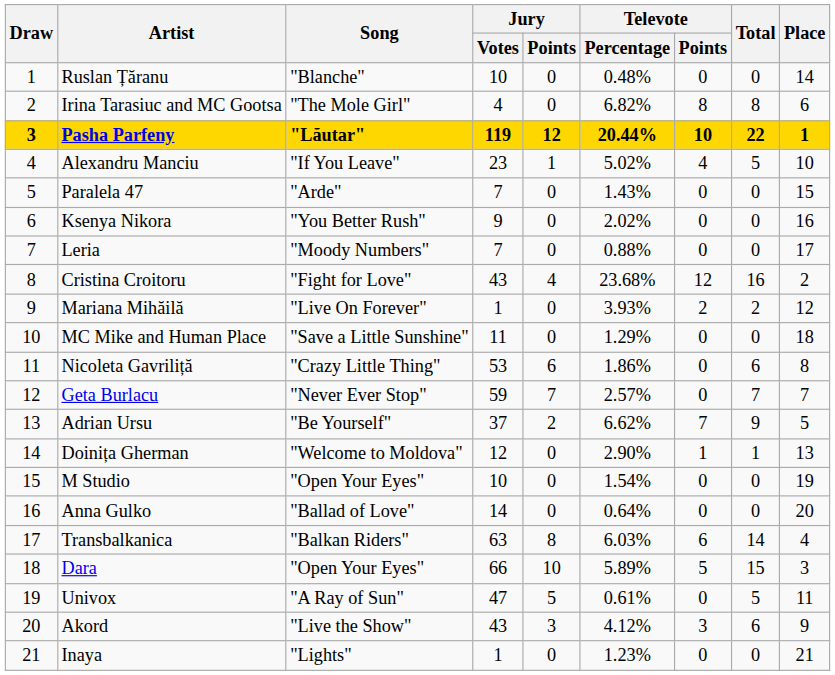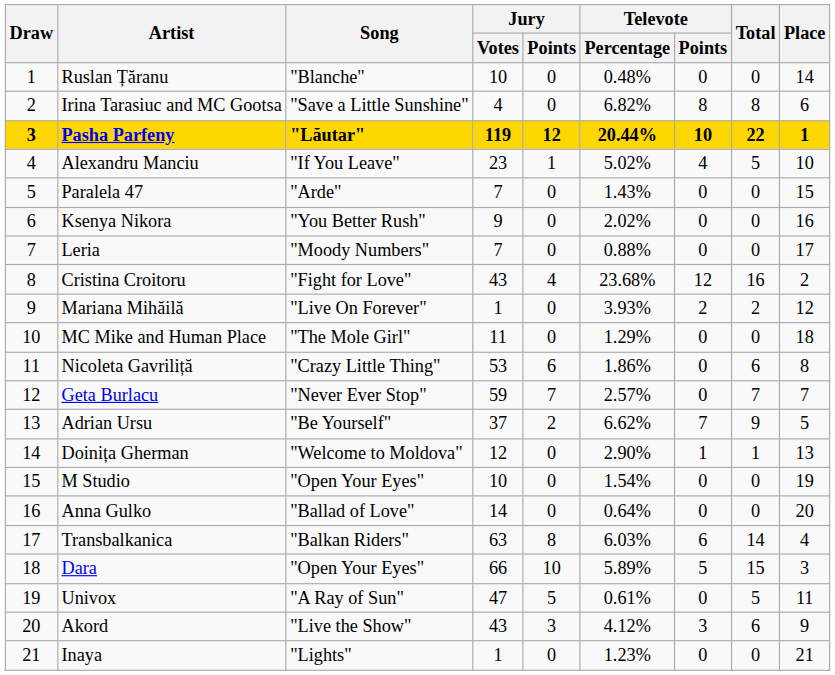(350, 105) "The Mole Girl" -> (379, 105) "Save a Little Sunshine"
(379, 337) "Save a Little Sunshine" -> (350, 337) "The Mole Girl"
